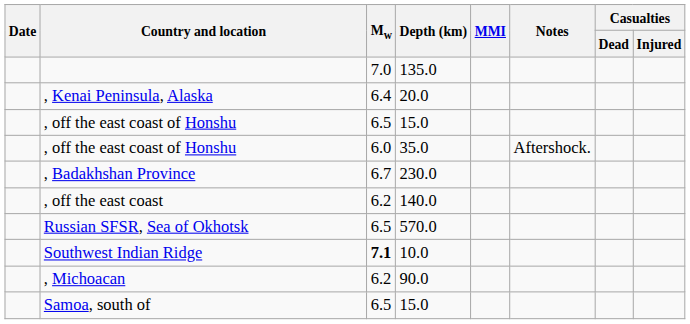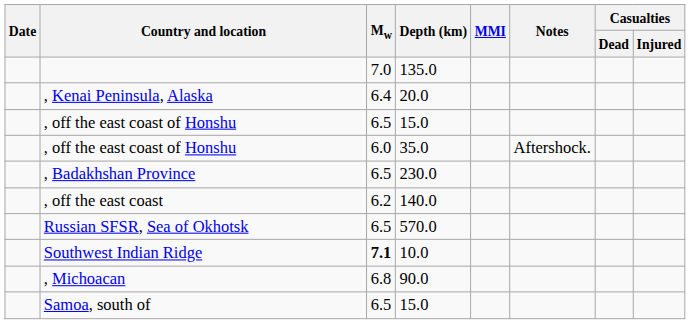(381, 174) 6.7 -> (381, 174) 6.5
(381, 278) 6.2 -> (381, 278) 6.8
